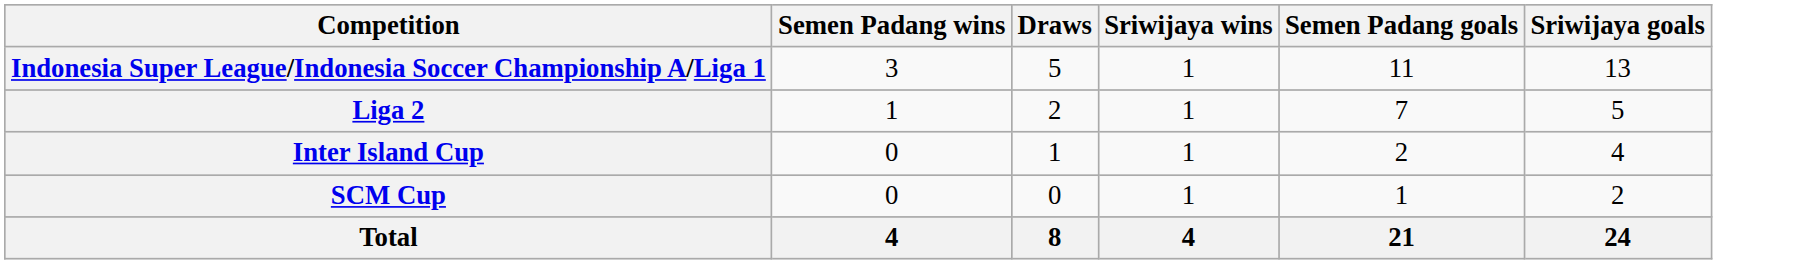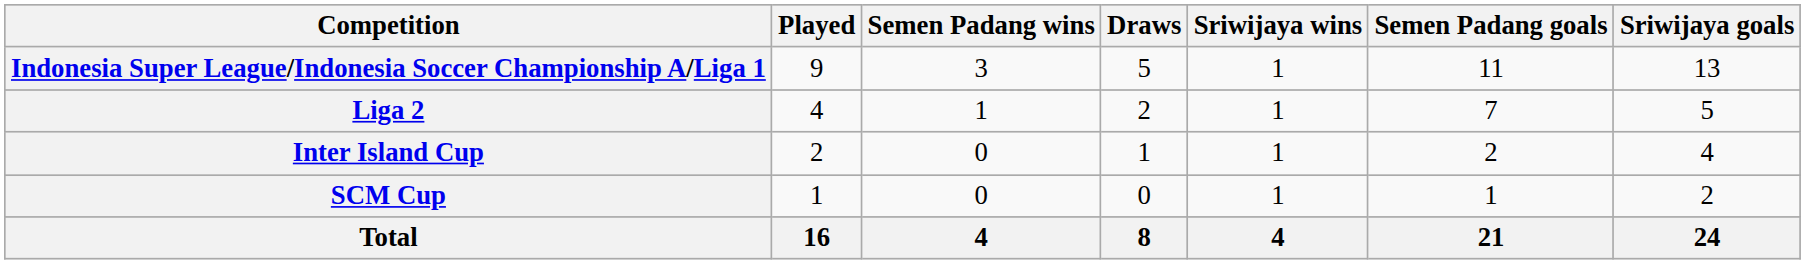+ column: (817, 25)
